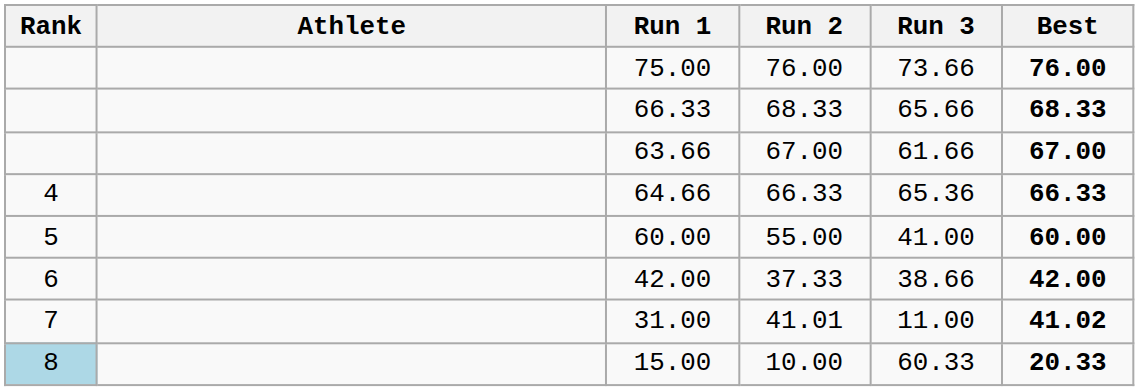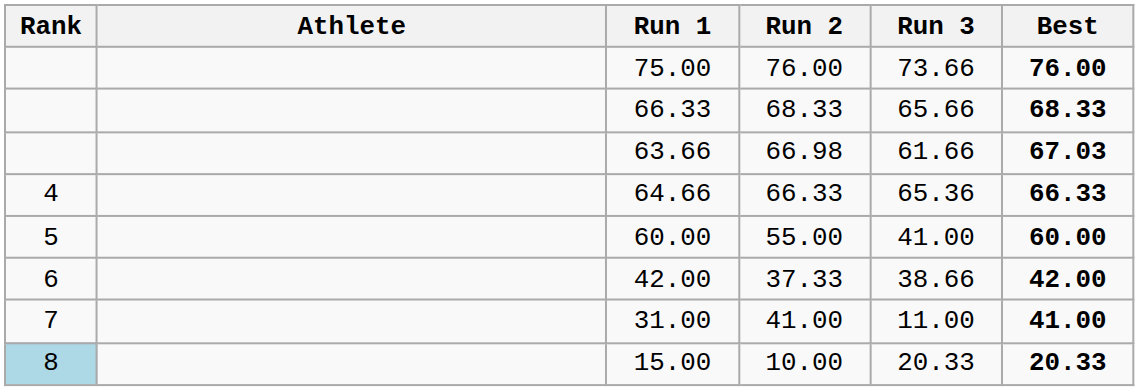(804, 153) 67.00 -> (804, 153) 66.98
(1068, 153) 67.00 -> (1068, 153) 67.03
(804, 321) 41.01 -> (804, 321) 41.00
(1068, 321) 41.02 -> (1068, 321) 41.00
(936, 363) 60.33 -> (936, 363) 20.33
